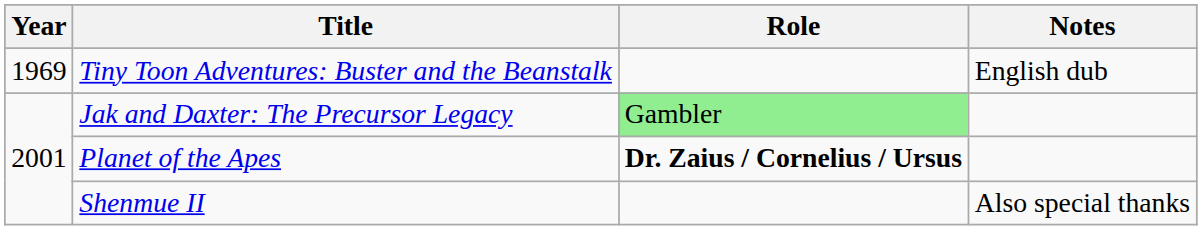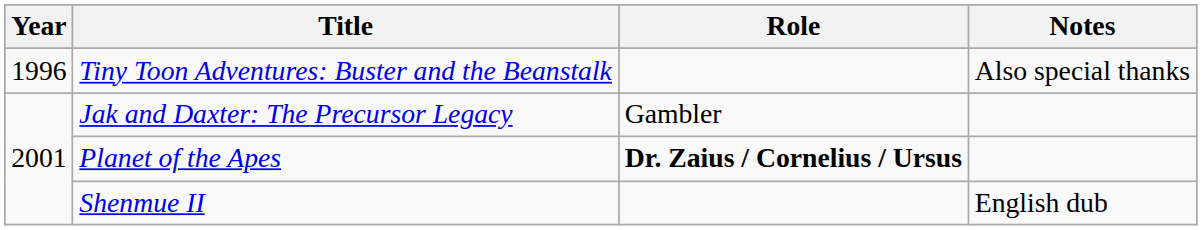(39, 70) 1969 -> (39, 70) 1996
(1041, 70) English dub -> (1082, 70) Also special thanks
(673, 114) lightgreen background -> (673, 114) no background
(1082, 202) Also special thanks -> (1041, 202) English dub
